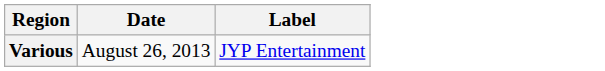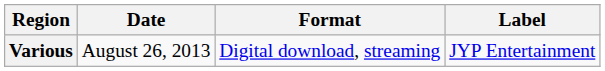+ column: (330, 19)
